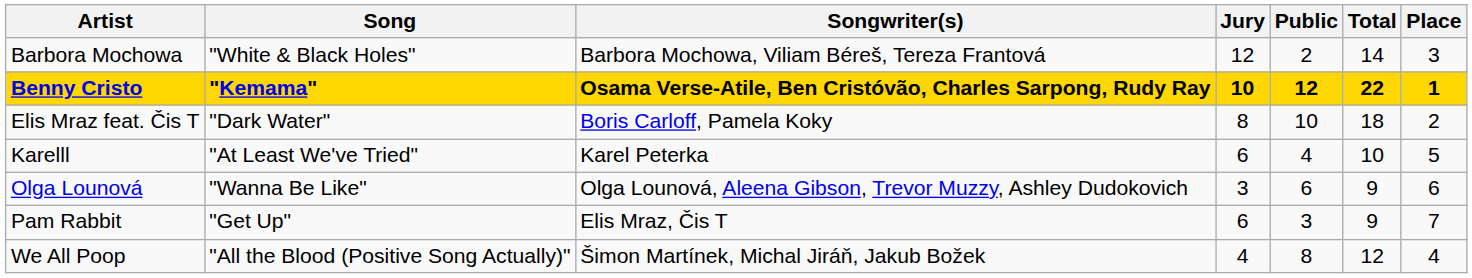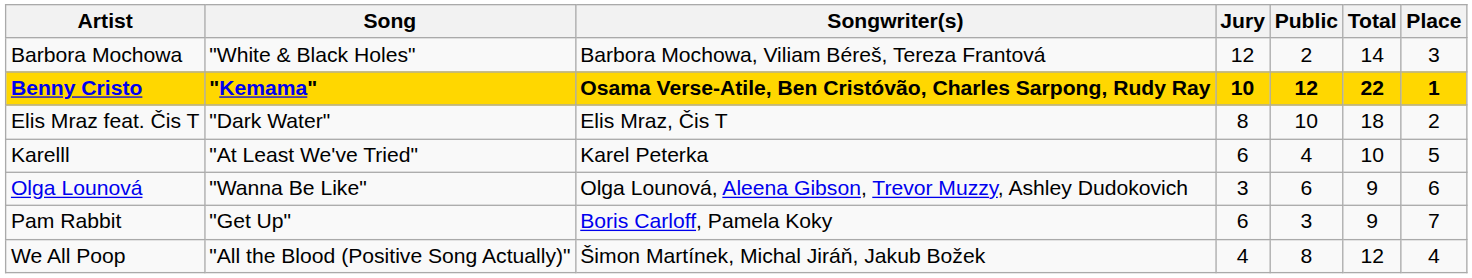(706, 121) Boris Carloff, Pamela Koky -> (654, 121) Elis Mraz, Čis T
(654, 222) Elis Mraz, Čis T -> (706, 222) Boris Carloff, Pamela Koky
